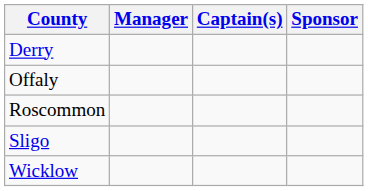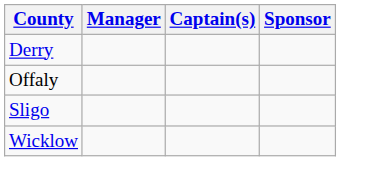- row: (57, 110)
